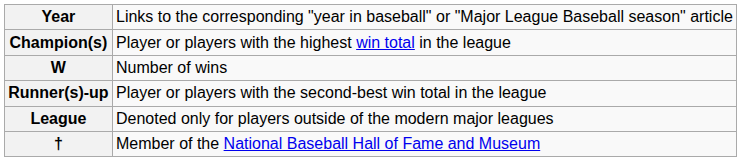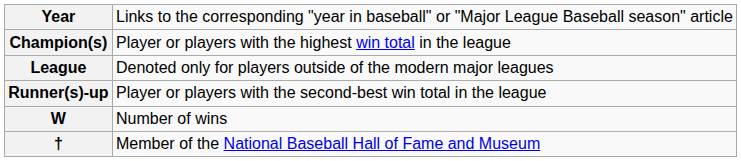rows swapped: (58, 67) <-> (58, 118)
